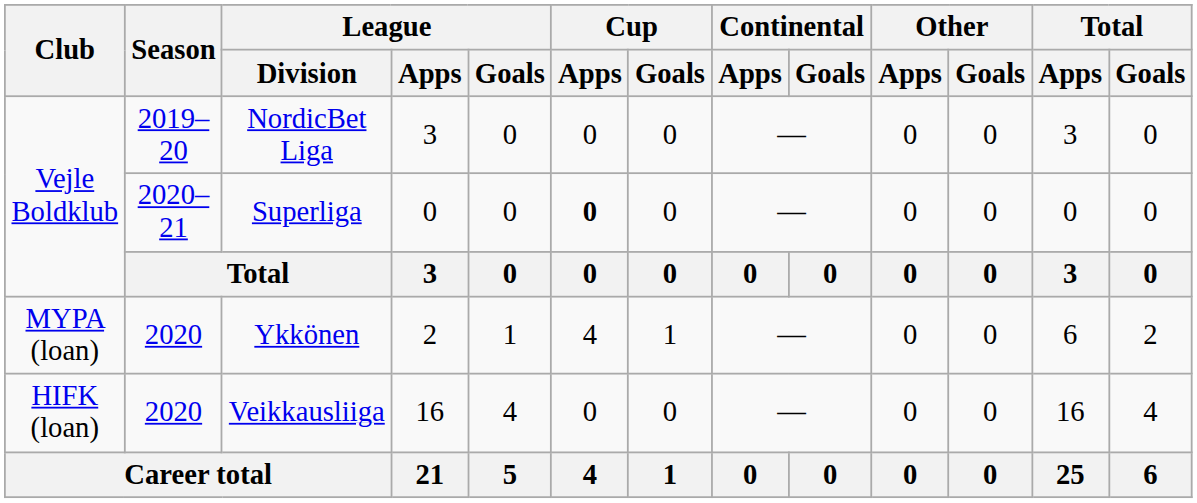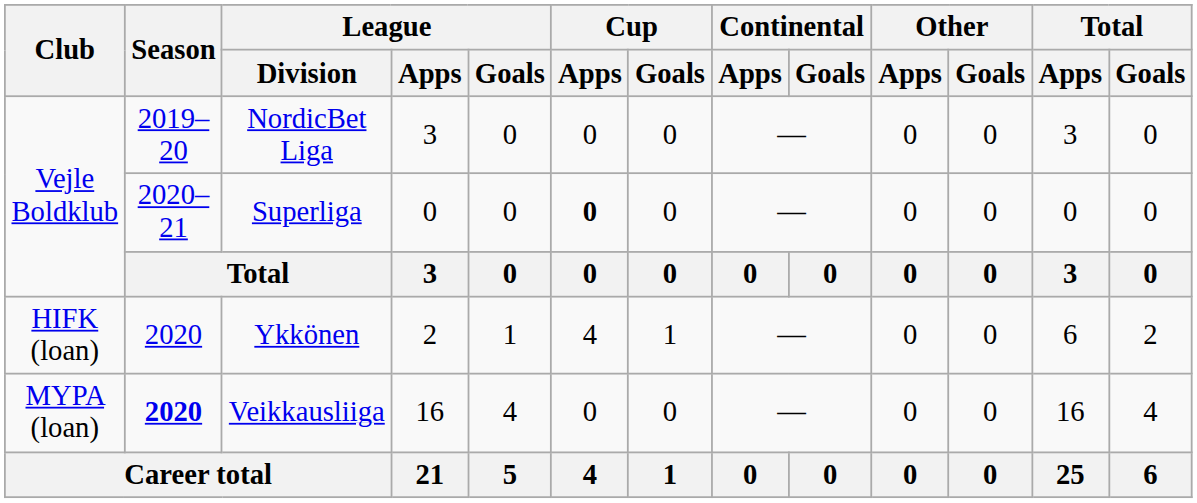(65, 334) MYPA (loan) -> (65, 334) HIFK (loan)
(65, 412) HIFK (loan) -> (65, 412) MYPA (loan)
(173, 412) normal -> (173, 412) bold
